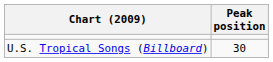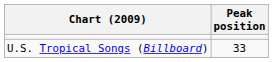(240, 48) 30 -> (240, 48) 33
